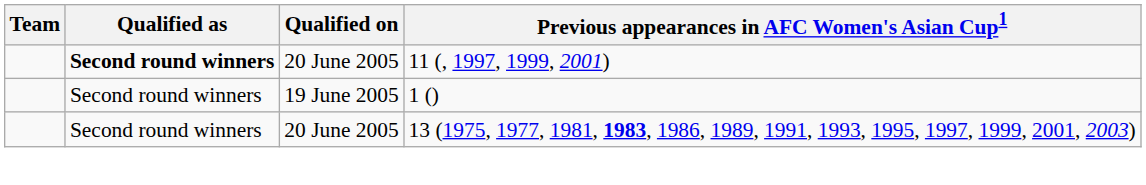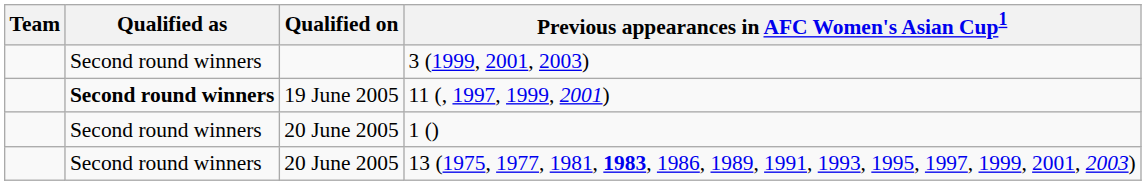+ row: (499, 61)
(342, 61) 20 June 2005 -> (342, 95) 19 June 2005
(342, 95) 19 June 2005 -> (342, 129) 20 June 2005
